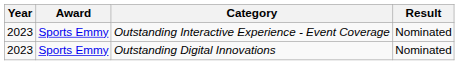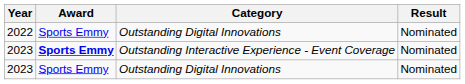+ row: (20, 32)
(73, 32) normal -> (76, 50) bold
